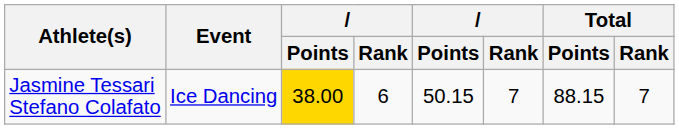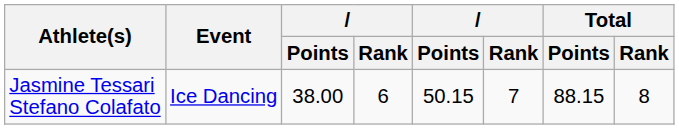(318, 96) gold background -> (318, 96) no background
(644, 96) 7 -> (644, 96) 8
